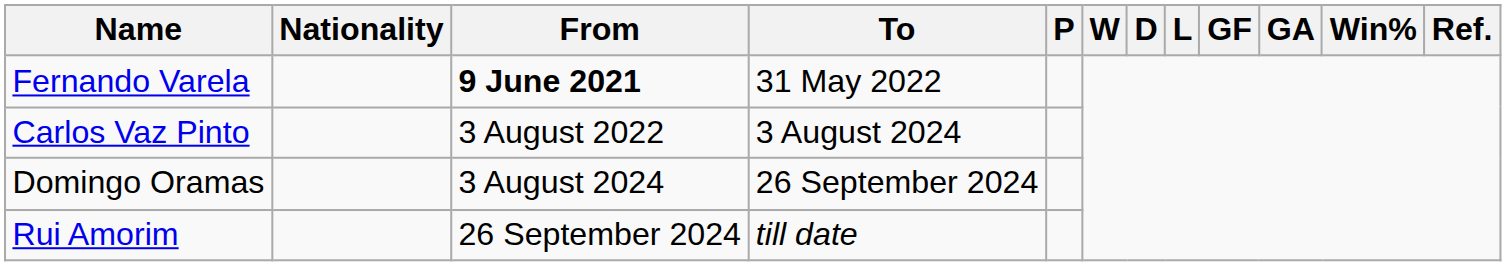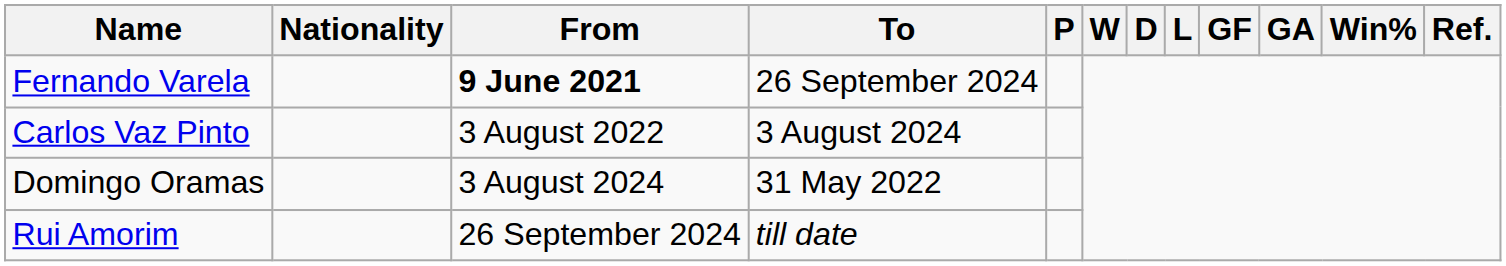(849, 81) 31 May 2022 -> (897, 81) 26 September 2024
(897, 183) 26 September 2024 -> (849, 183) 31 May 2022
